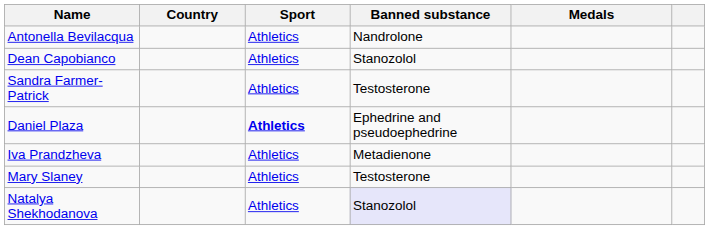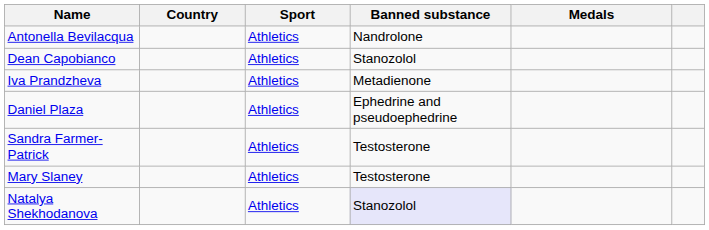rows swapped: (55, 87) <-> (54, 154)
(276, 125) bold -> (273, 109) normal
